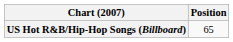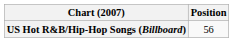(209, 29) 65 -> (209, 29) 56
